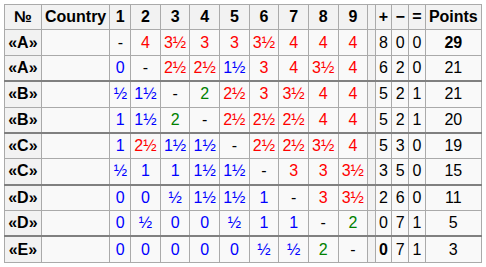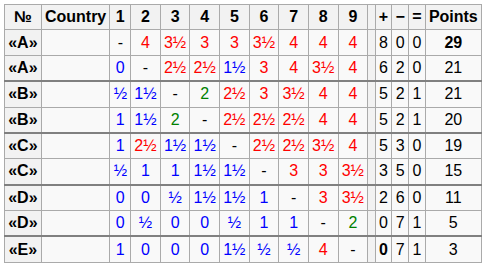(120, 249) 0 -> (120, 249) 1
(234, 249) 0 -> (234, 249) 1½
(323, 249) 2 -> (323, 249) 4
